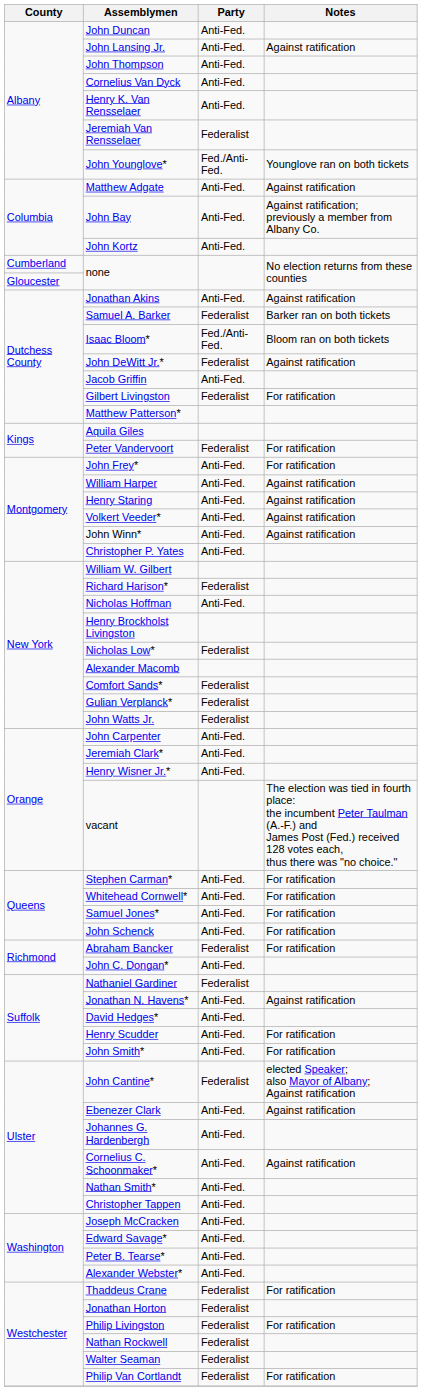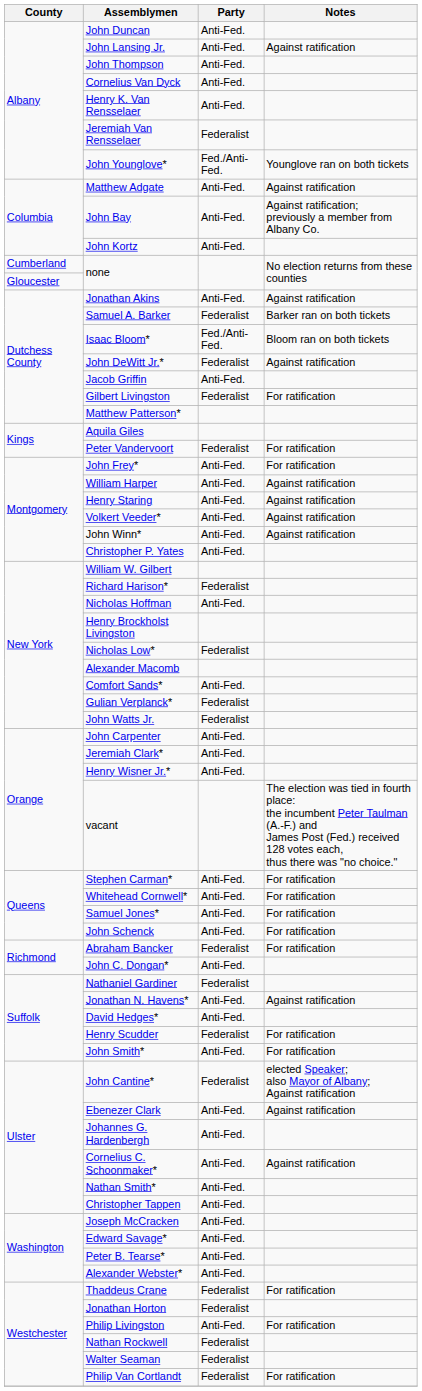(225, 685) Federalist -> (223, 685) Anti-Fed.
(223, 1034) Anti-Fed. -> (225, 1034) Federalist
(225, 1325) Federalist -> (223, 1325) Anti-Fed.
